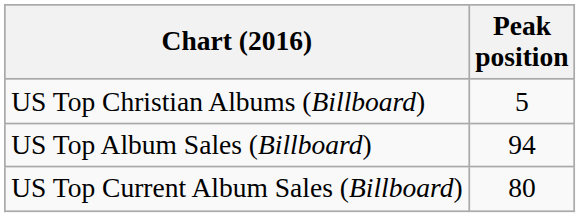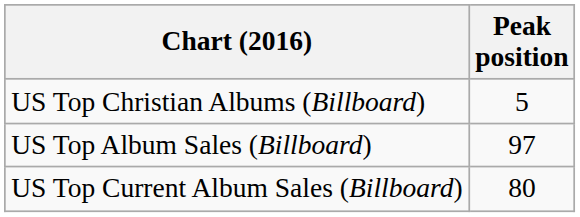(522, 144) 94 -> (522, 144) 97
